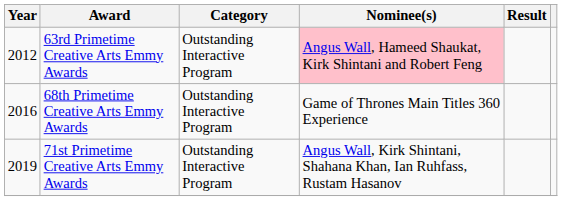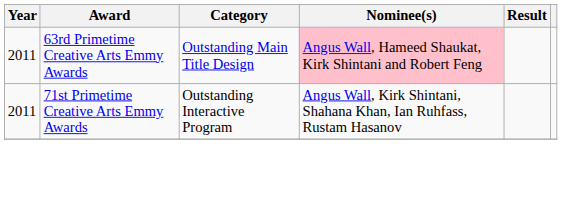(22, 55) 2012 -> (22, 55) 2011
(218, 55) Outstanding Interactive Program -> (235, 55) Outstanding Main Title Design
- row: (103, 111)
(22, 167) 2019 -> (22, 111) 2011
